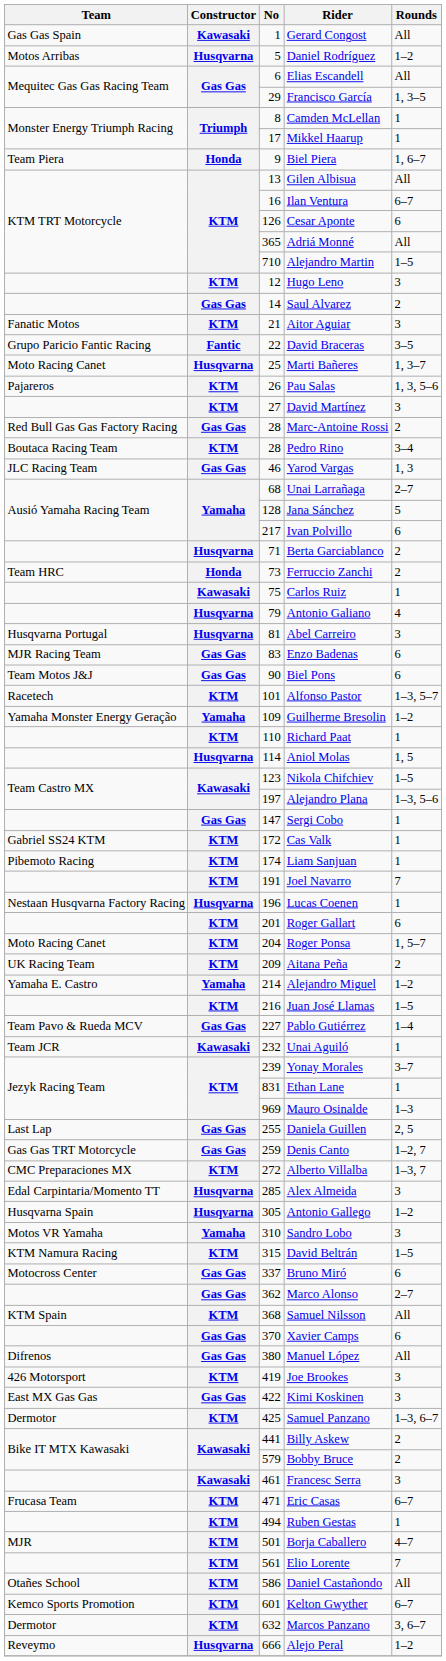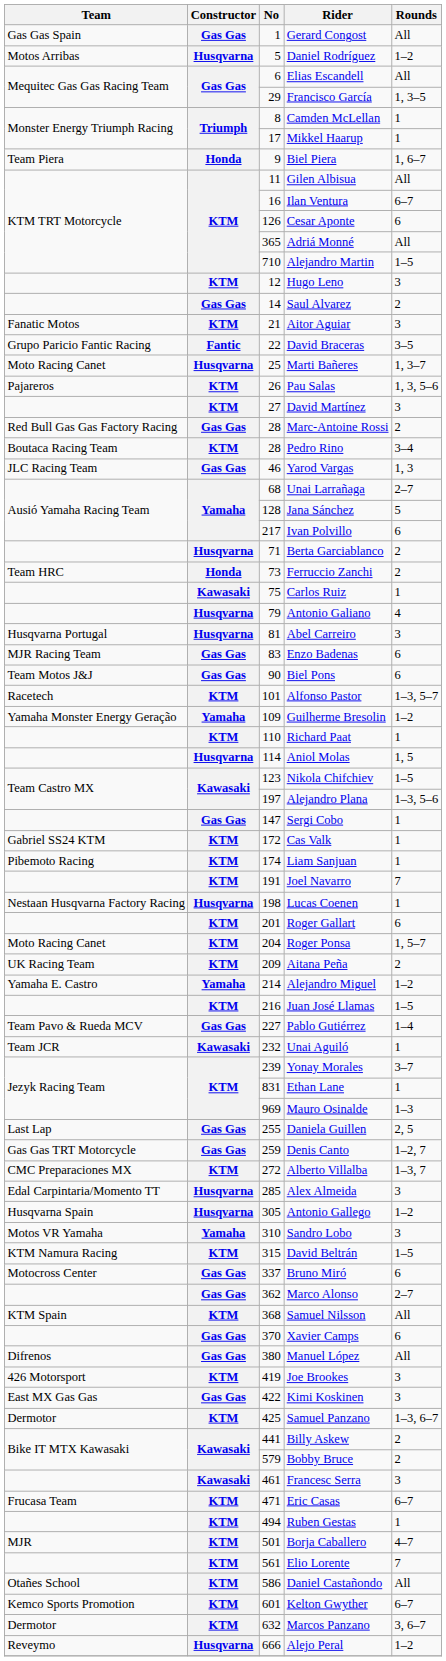(223, 35) Kawasaki -> (223, 35) Gas Gas
(275, 179) 13 -> (275, 179) 11
(271, 902) 196 -> (271, 902) 198
